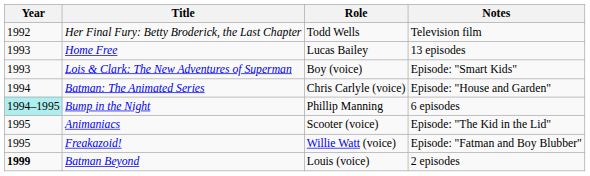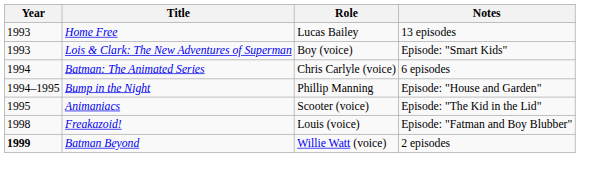- row: (183, 32)
(481, 87) Episode: "House and Garden" -> (426, 69) 6 episodes
(33, 106) paleturquoise background -> (33, 87) no background
(435, 106) 6 episodes -> (471, 87) Episode: "House and Garden"
(19, 143) 1995 -> (19, 124) 1998
(351, 143) Willie Watt (voice) -> (328, 124) Louis (voice)
(338, 161) Louis (voice) -> (342, 143) Willie Watt (voice)
